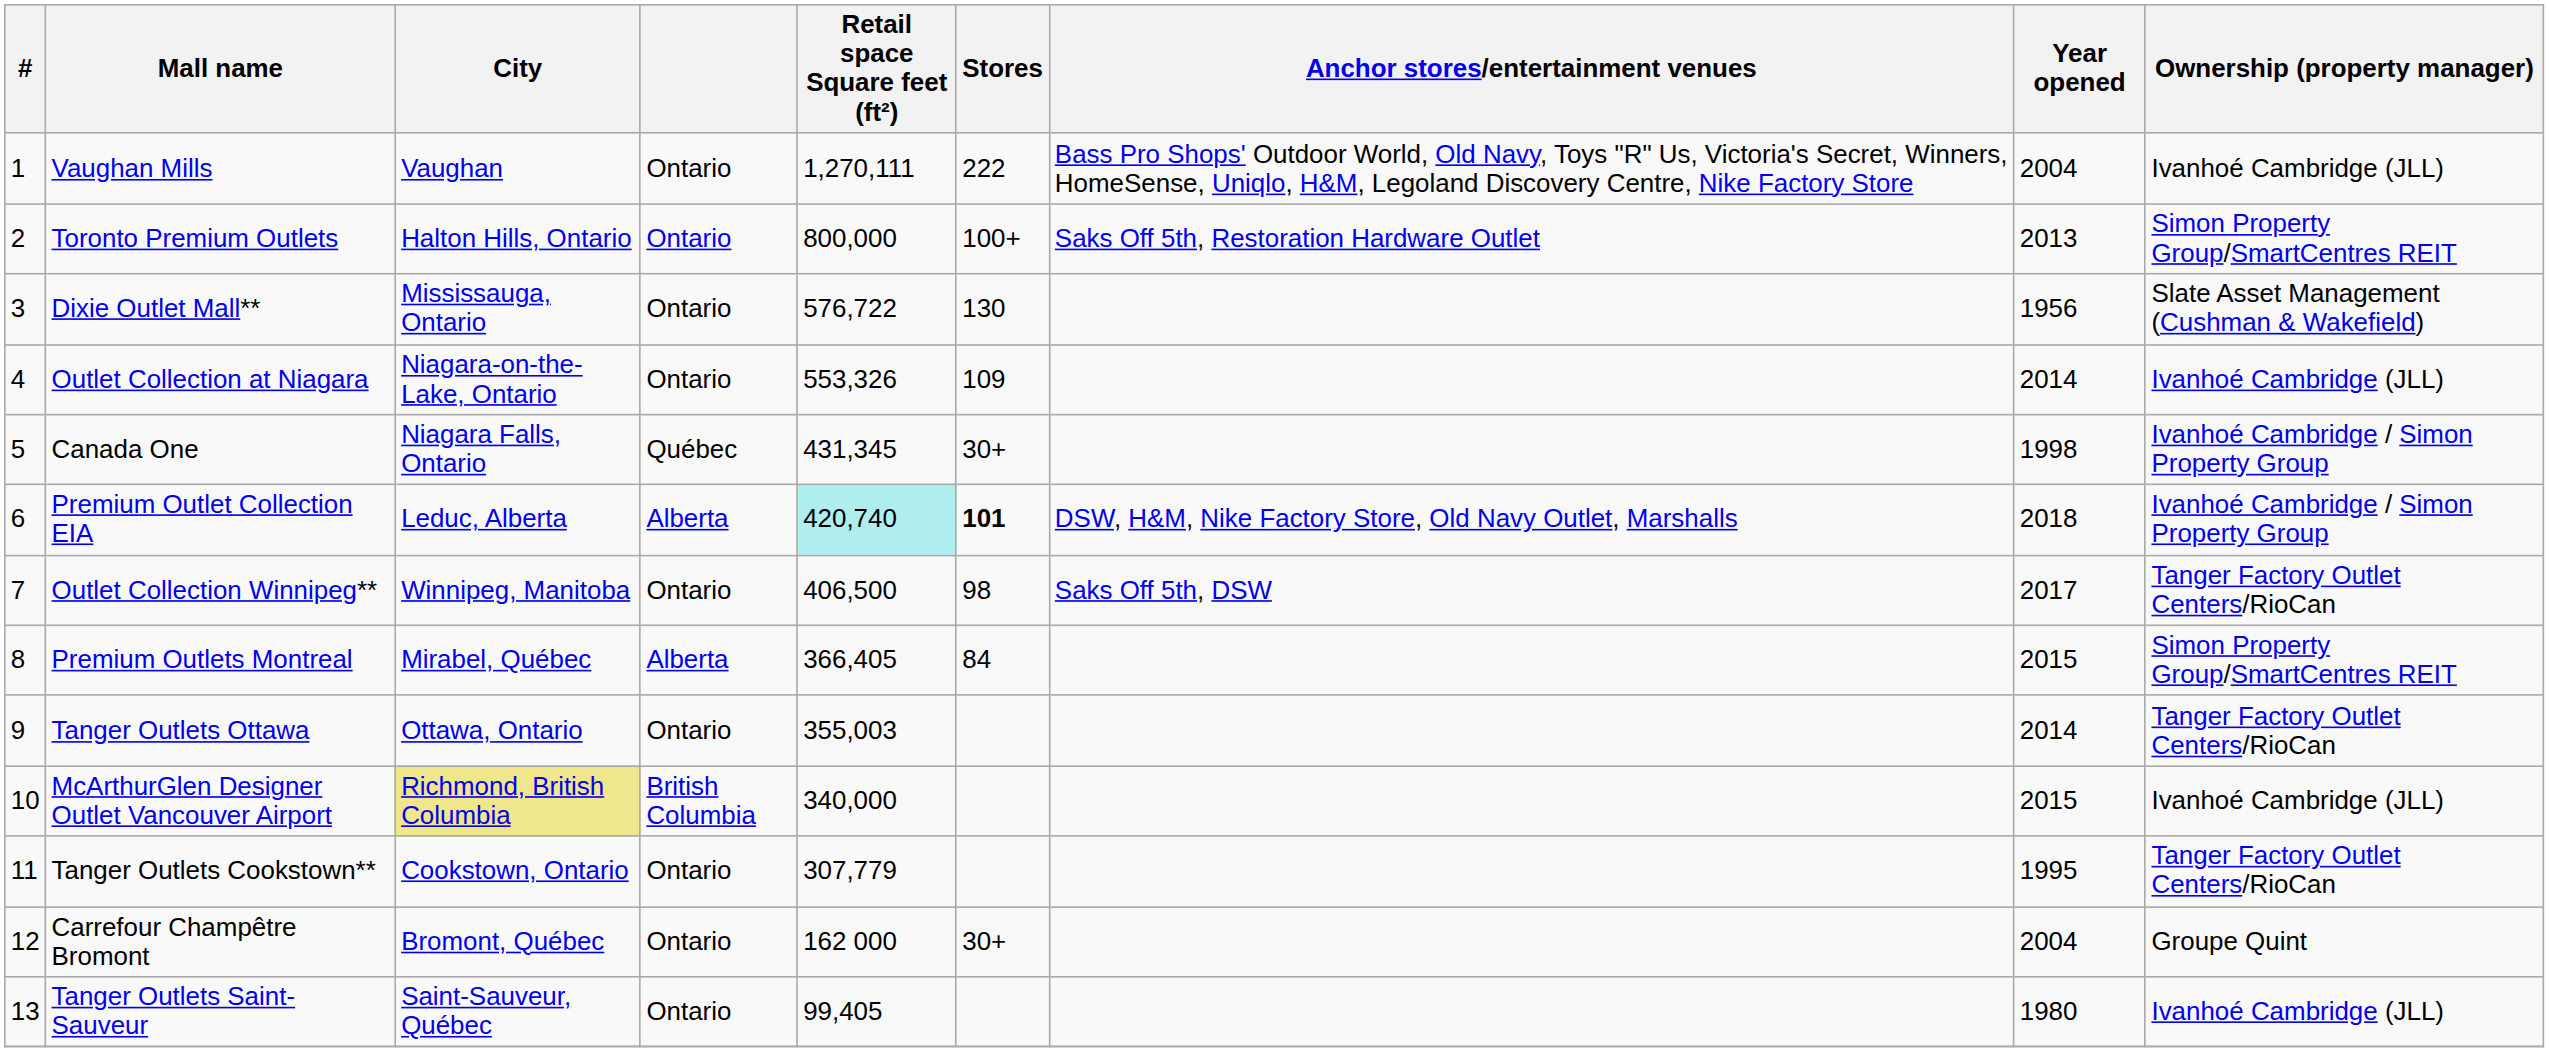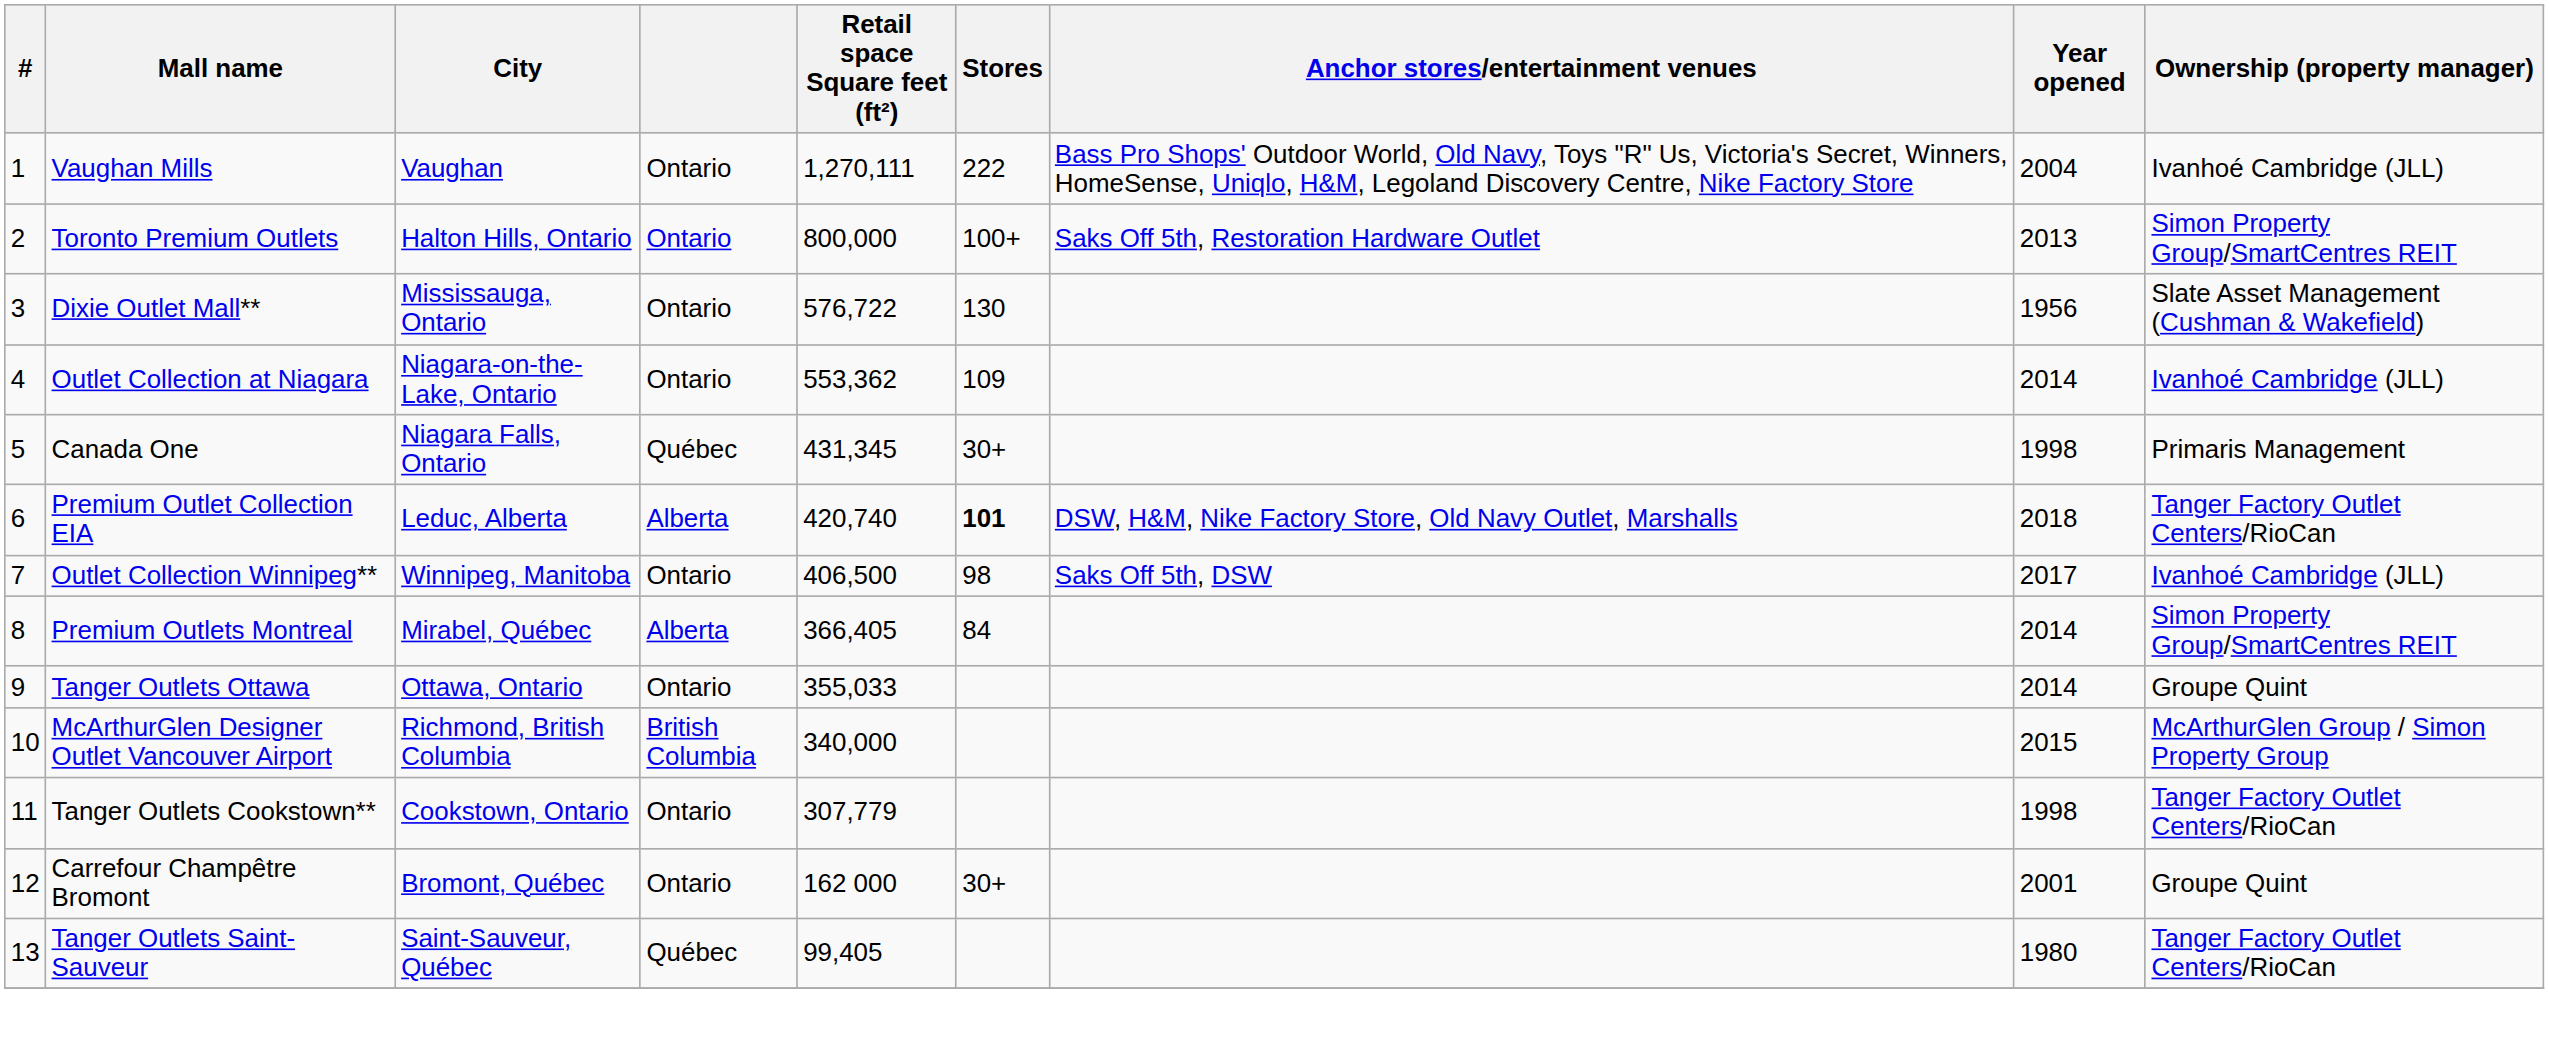(850, 379) 553,326 -> (850, 379) 553,362
(2312, 449) Ivanhoé Cambridge / Simon Property Group -> (2278, 449) Primaris Management
(850, 519) paleturquoise background -> (850, 519) no background
(2312, 519) Ivanhoé Cambridge / Simon Property Group -> (2276, 519) Tanger Factory Outlet Centers/RioCan
(2276, 589) Tanger Factory Outlet Centers/RioCan -> (2298, 575) Ivanhoé Cambridge (JLL)
(2049, 660) 2015 -> (2049, 630) 2014
(850, 730) 355,003 -> (850, 686) 355,033
(2276, 730) Tanger Factory Outlet Centers/RioCan -> (2229, 686) Groupe Quint
(503, 800) khaki background -> (503, 742) no background
(2298, 800) Ivanhoé Cambridge (JLL) -> (2319, 742) McArthurGlen Group / Simon Property Group
(2049, 870) 1995 -> (2049, 812) 1998
(2049, 941) 2004 -> (2049, 882) 2001
(689, 1011) Ontario -> (692, 953) Québec
(2298, 1011) Ivanhoé Cambridge (JLL) -> (2276, 953) Tanger Factory Outlet Centers/RioCan
